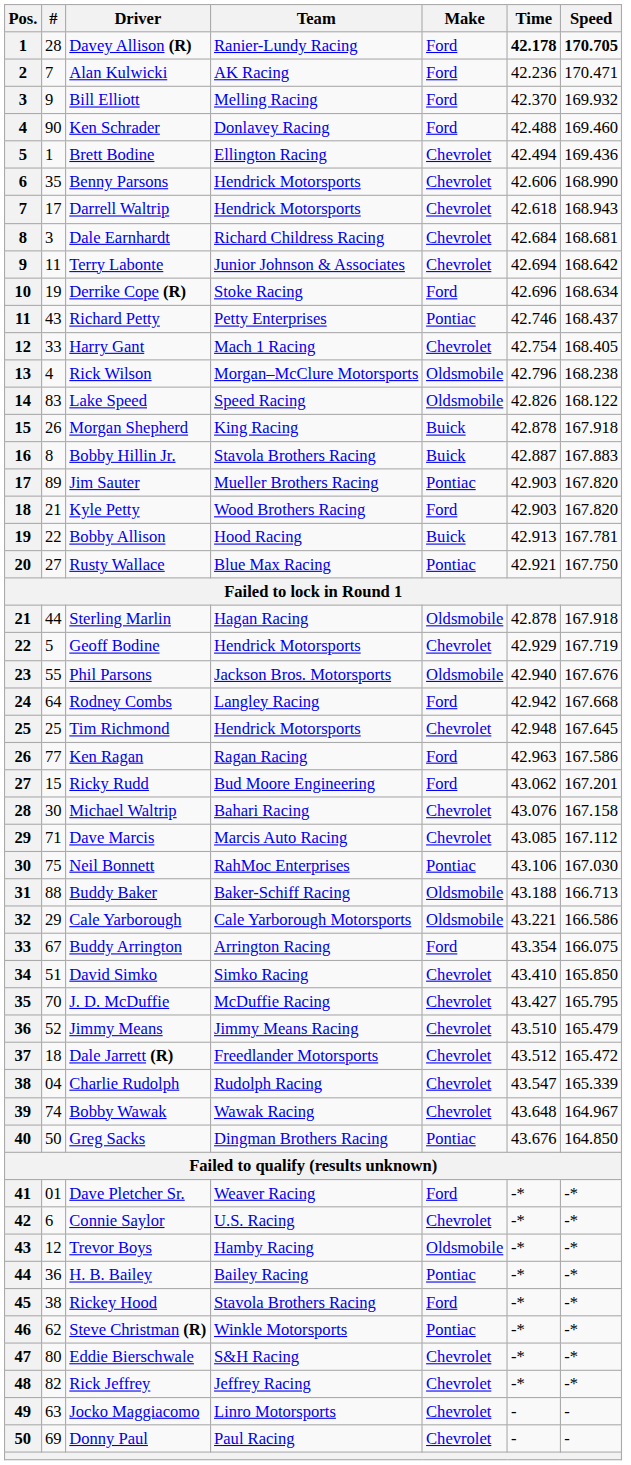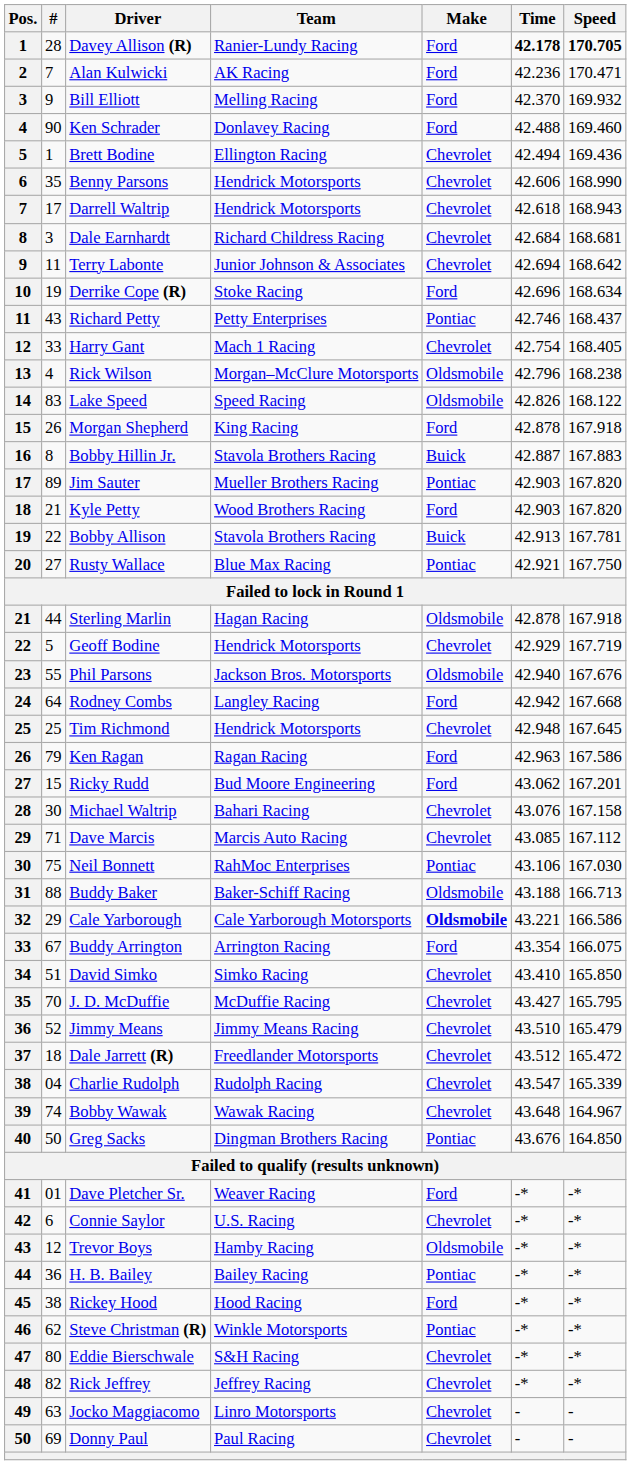(446, 428) Buick -> (442, 428) Ford
(258, 537) Hood Racing -> (295, 537) Stavola Brothers Racing
(53, 755) 77 -> (53, 755) 79
(465, 919) normal -> (467, 919) bold
(295, 1302) Stavola Brothers Racing -> (258, 1302) Hood Racing
